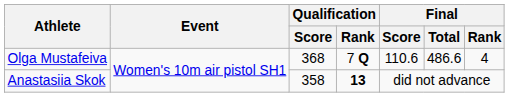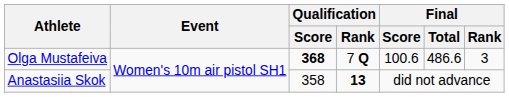(313, 59) normal -> (313, 59) bold
(401, 59) 110.6 -> (401, 59) 100.6
(484, 59) 4 -> (484, 59) 3
